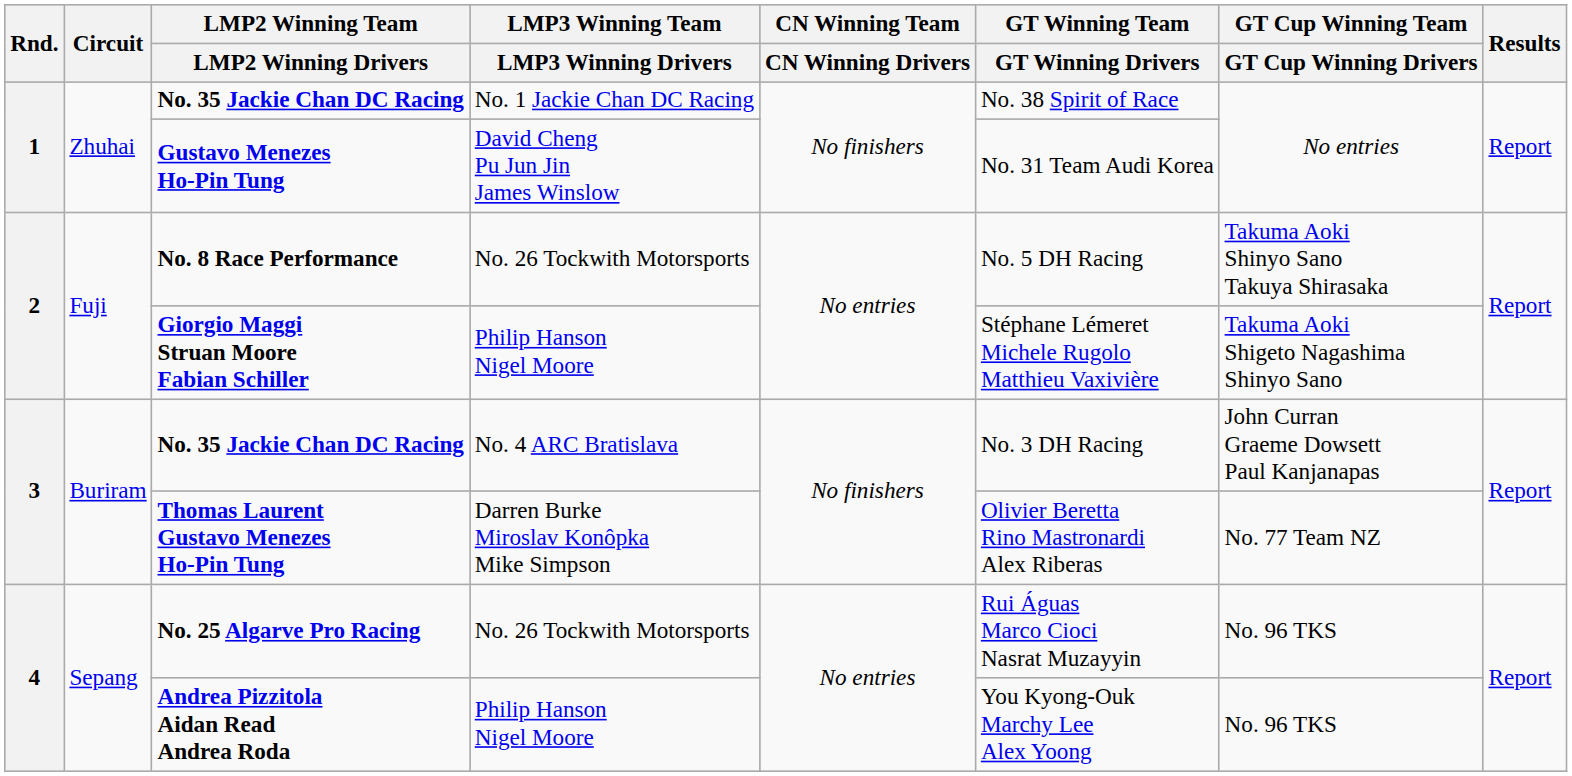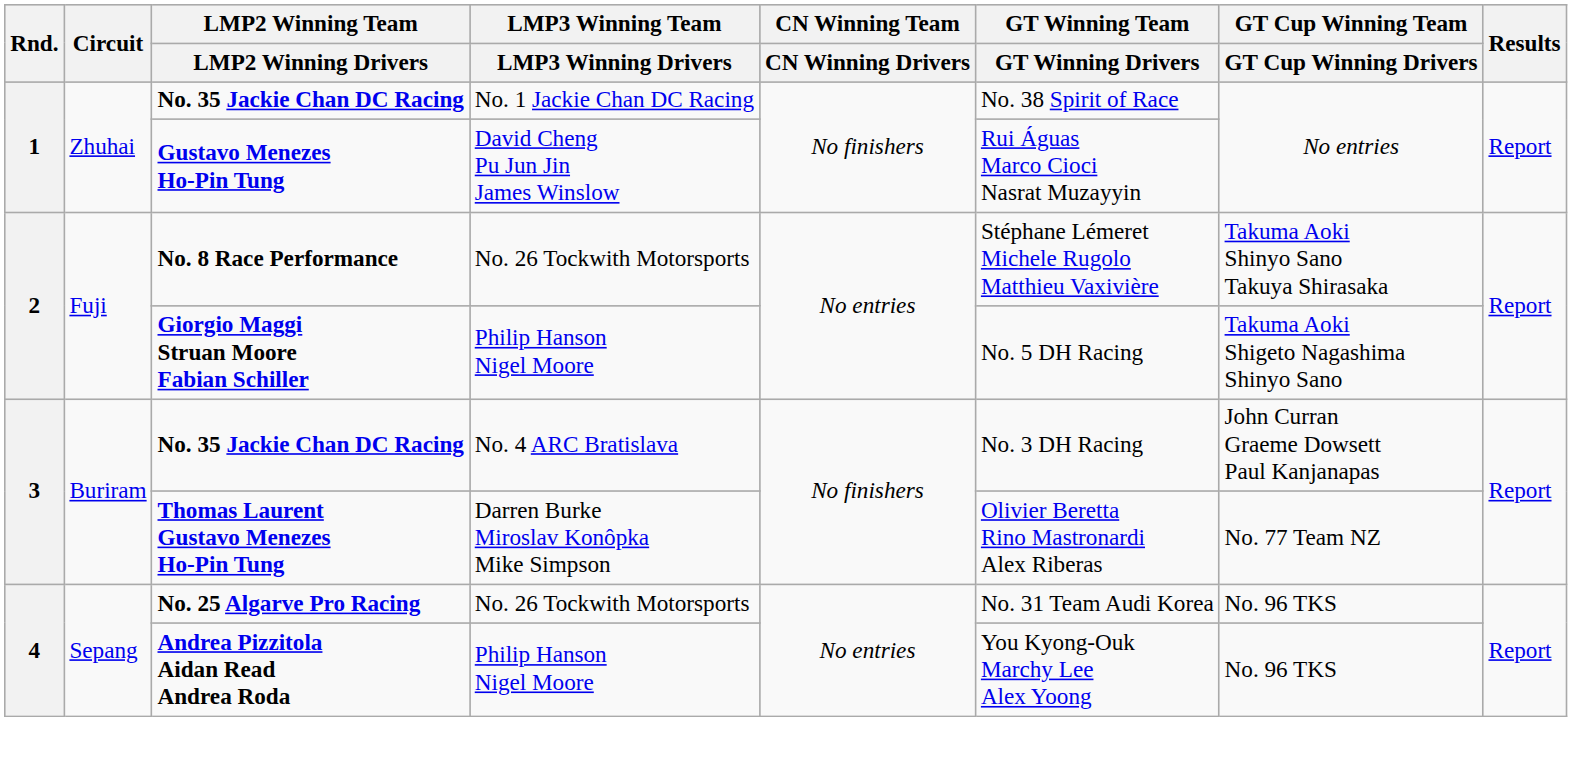(1097, 166) No. 31 Team Audi Korea -> (1061, 166) Rui Águas Marco Cioci Nasrat Muzayyin
(1062, 259) No. 5 DH Racing -> (1070, 259) Stéphane Lémeret Michele Rugolo Matthieu Vaxivière
(1070, 352) Stéphane Lémeret Michele Rugolo Matthieu Vaxivière -> (1062, 352) No. 5 DH Racing
(1061, 630) Rui Águas Marco Cioci Nasrat Muzayyin -> (1097, 603) No. 31 Team Audi Korea
